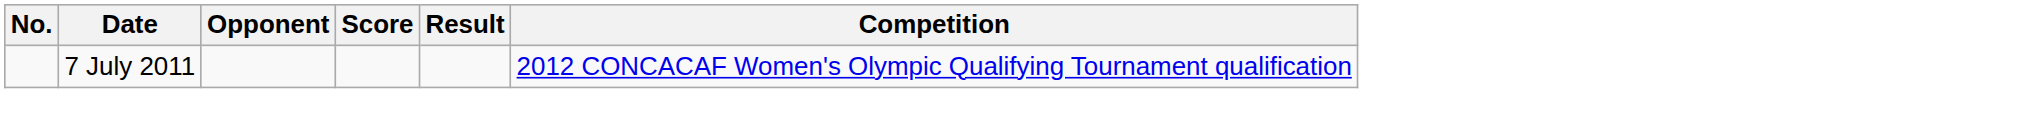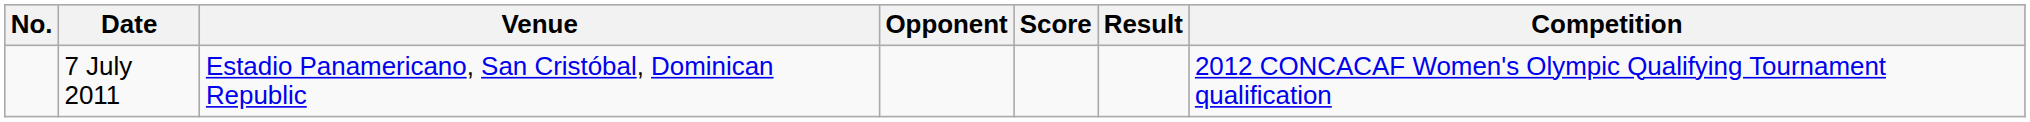+ column: (540, 25)
